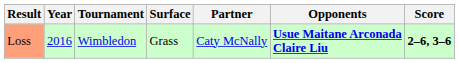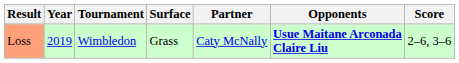(59, 41) 2016 -> (59, 41) 2019
(429, 41) bold -> (429, 41) normal
